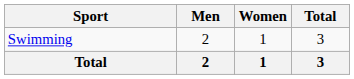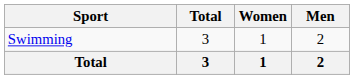columns swapped: (206, 16) <-> (320, 16)
